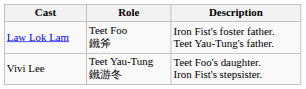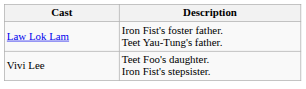- column: (129, 13)
